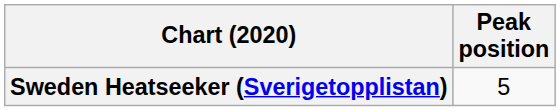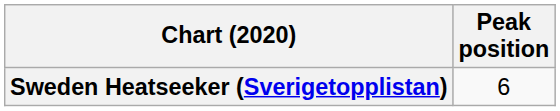(504, 86) 5 -> (504, 86) 6
